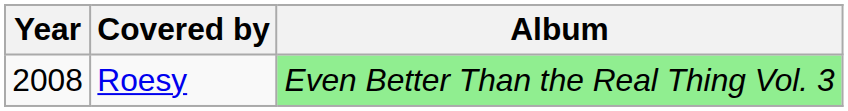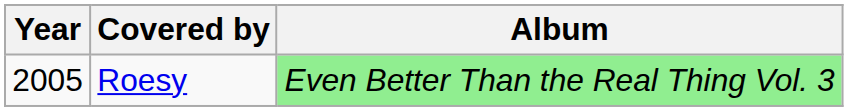(48, 79) 2008 -> (48, 79) 2005
